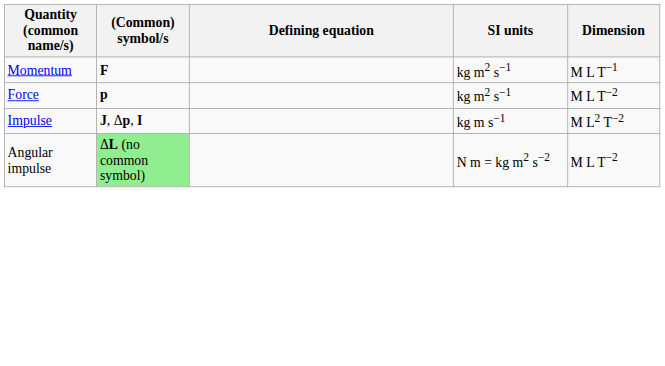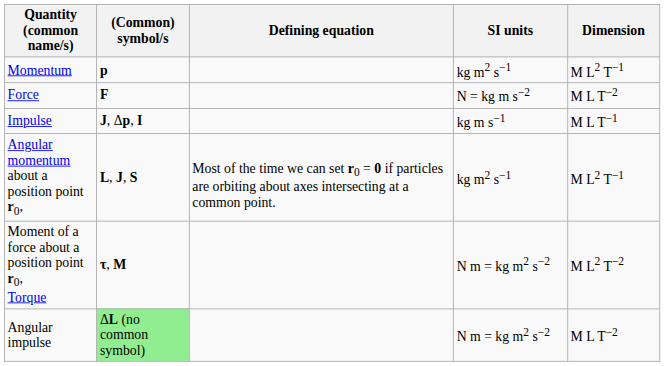(104, 70) F -> (104, 70) p
(594, 70) M L T−1 -> (597, 70) M L2 T−1
(104, 95) p -> (104, 95) F
(484, 95) kg m2 s−1 -> (493, 95) N = kg m s−2
(597, 121) M L2 T−2 -> (594, 121) M L T−1
+ row: (46, 177)
+ row: (46, 264)
